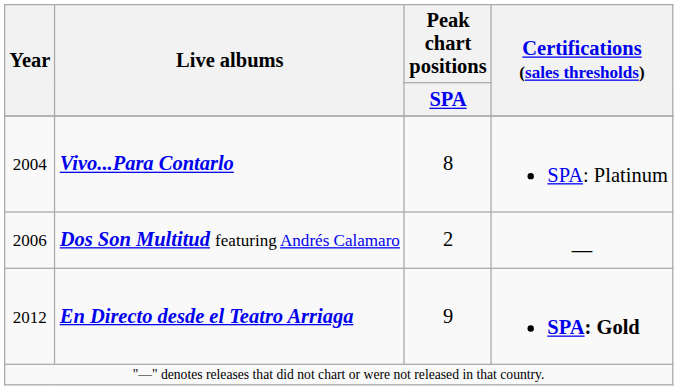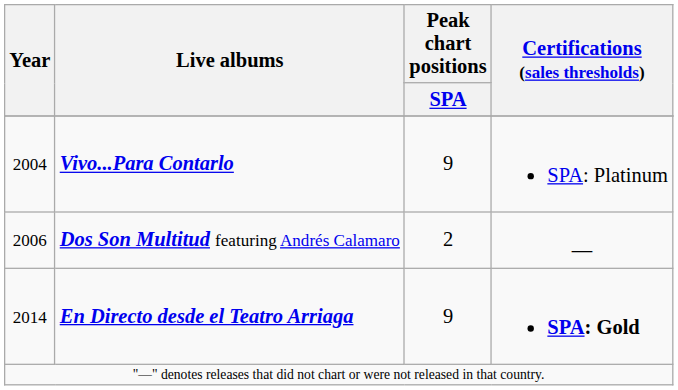(448, 163) 8 -> (448, 163) 9
(30, 317) 2012 -> (30, 317) 2014
